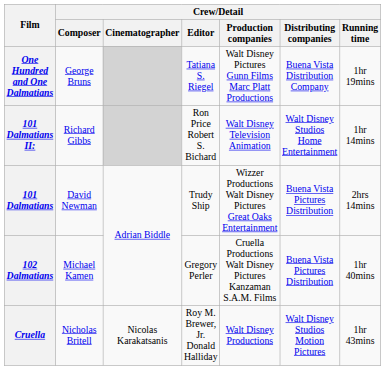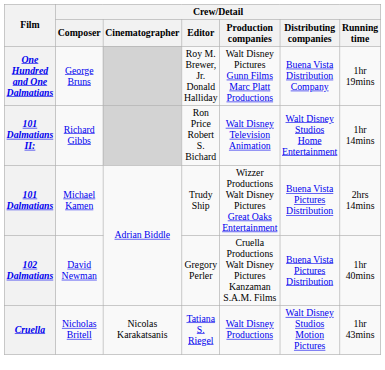(201, 76) Tatiana S. Riegel -> (201, 76) Roy M. Brewer, Jr. Donald Halliday
(79, 200) David Newman -> (79, 200) Michael Kamen
(79, 270) Michael Kamen -> (79, 270) David Newman
(201, 335) Roy M. Brewer, Jr. Donald Halliday -> (201, 330) Tatiana S. Riegel
